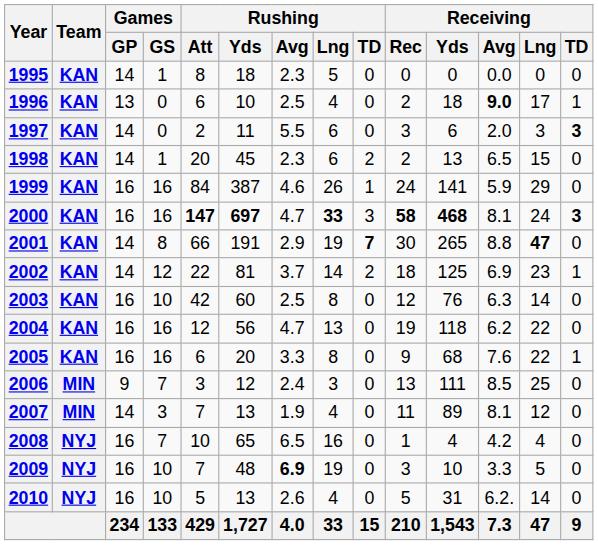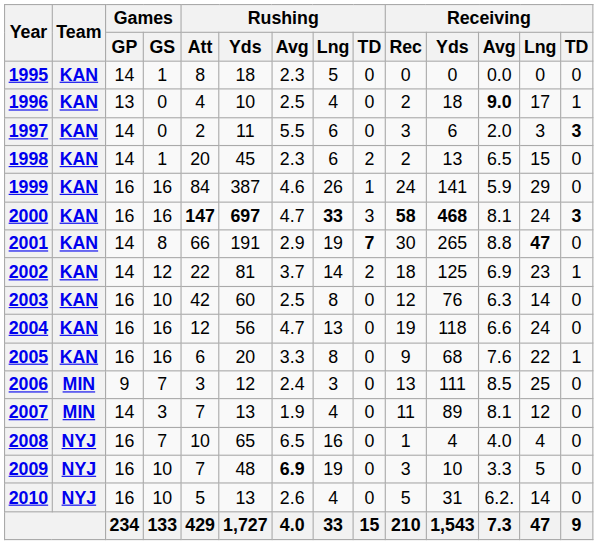(200, 103) 6 -> (200, 103) 4
(499, 328) 6.2 -> (499, 328) 6.6
(540, 328) 22 -> (540, 328) 24
(499, 441) 4.2 -> (499, 441) 4.0
